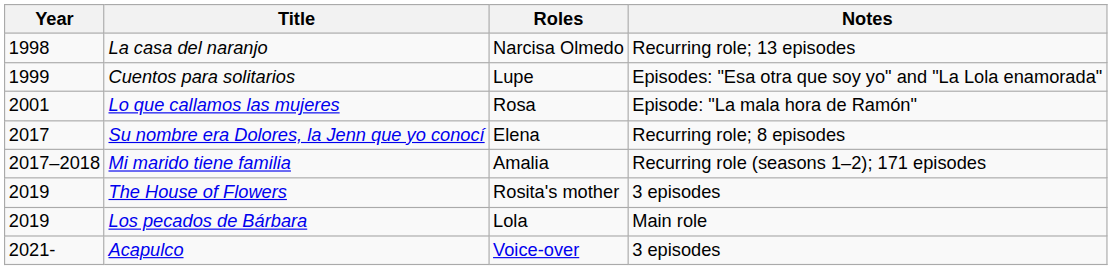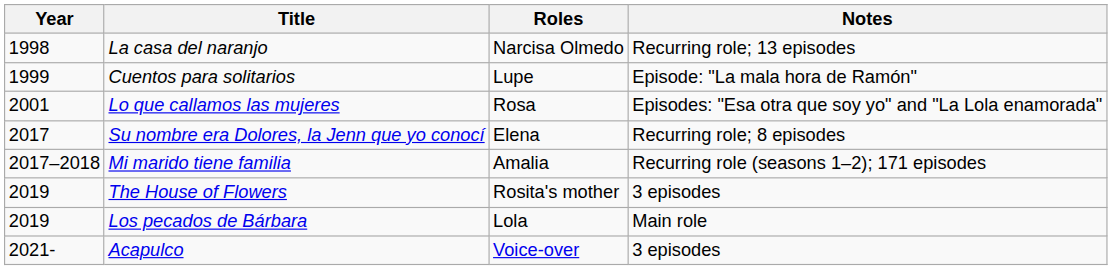(867, 76) Episodes: "Esa otra que soy yo" and "La Lola enamorada" -> (775, 76) Episode: "La mala hora de Ramón"
(775, 105) Episode: "La mala hora de Ramón" -> (867, 105) Episodes: "Esa otra que soy yo" and "La Lola enamorada"
